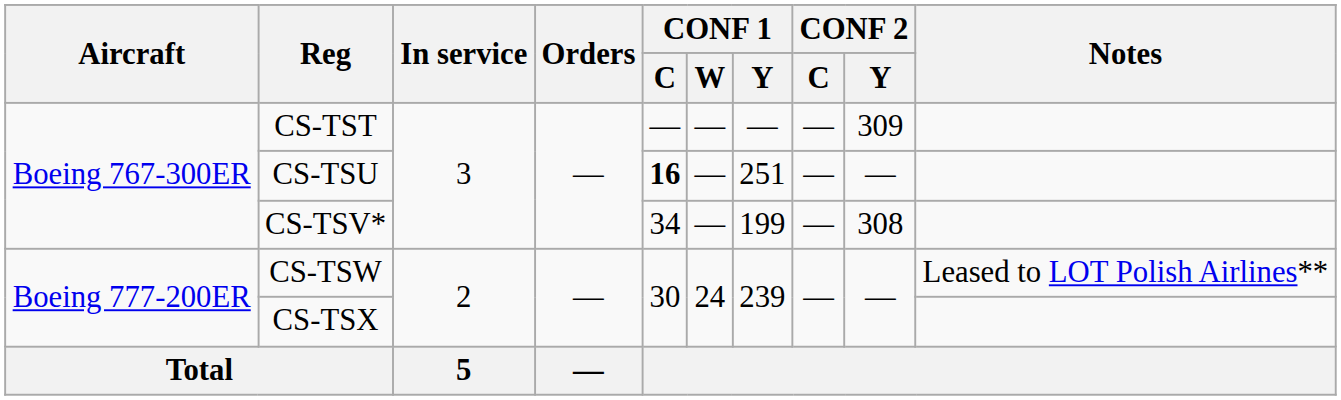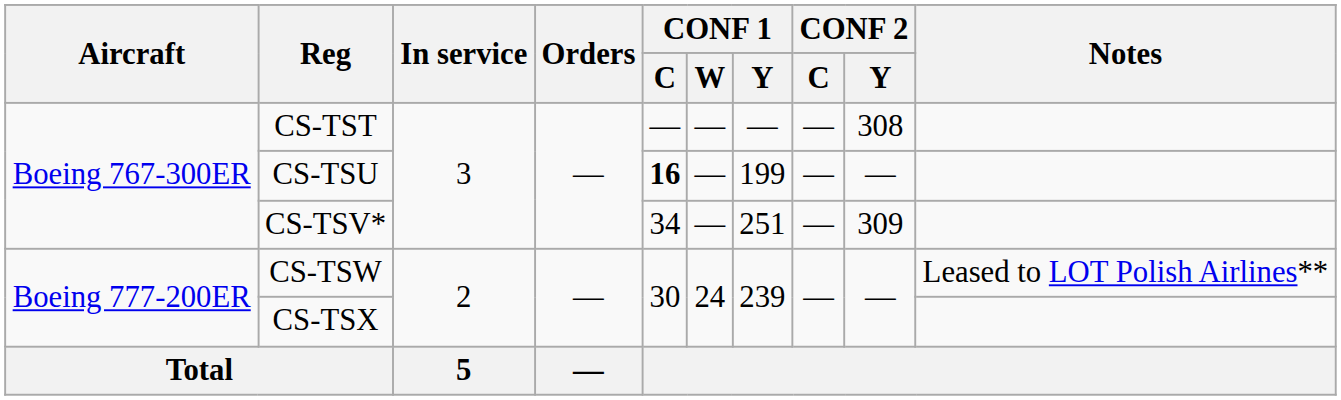(880, 126) 309 -> (880, 126) 308
(762, 175) 251 -> (762, 175) 199
(762, 223) 199 -> (762, 223) 251
(880, 223) 308 -> (880, 223) 309
